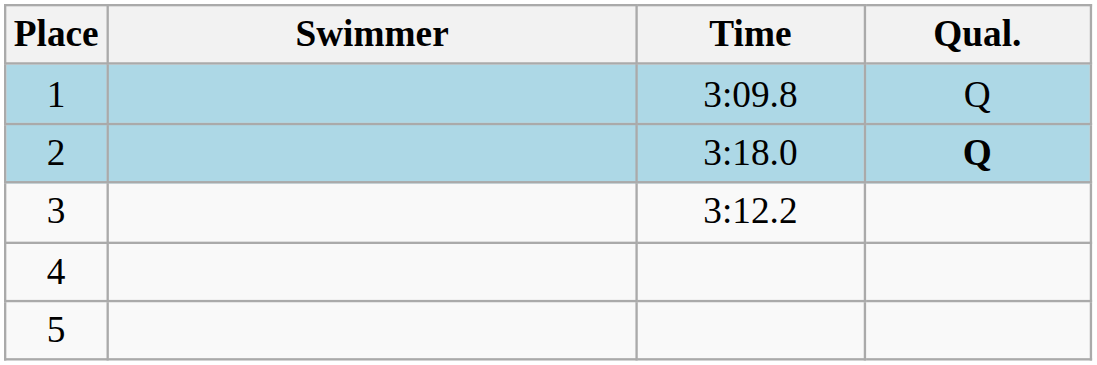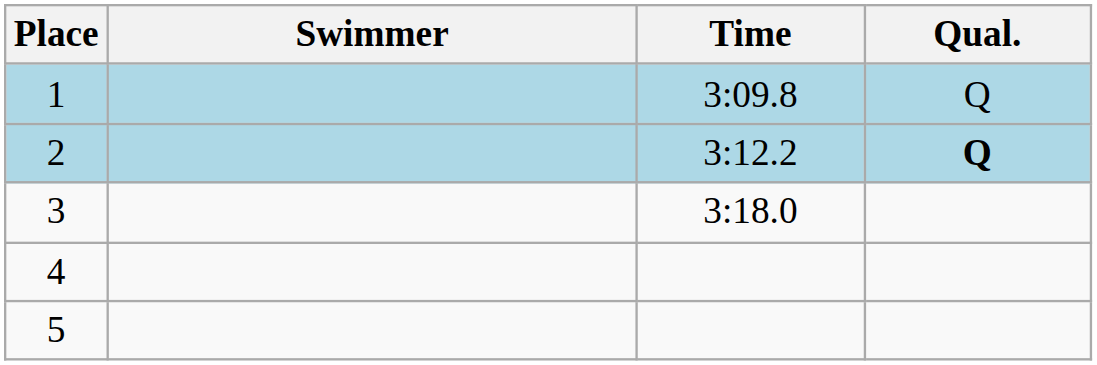(750, 152) 3:18.0 -> (750, 152) 3:12.2
(750, 211) 3:12.2 -> (750, 211) 3:18.0
